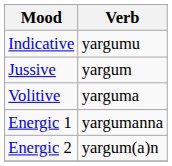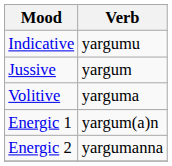(122, 122) yargumanna -> (120, 122) yargum(a)n
(120, 148) yargum(a)n -> (122, 148) yargumanna
